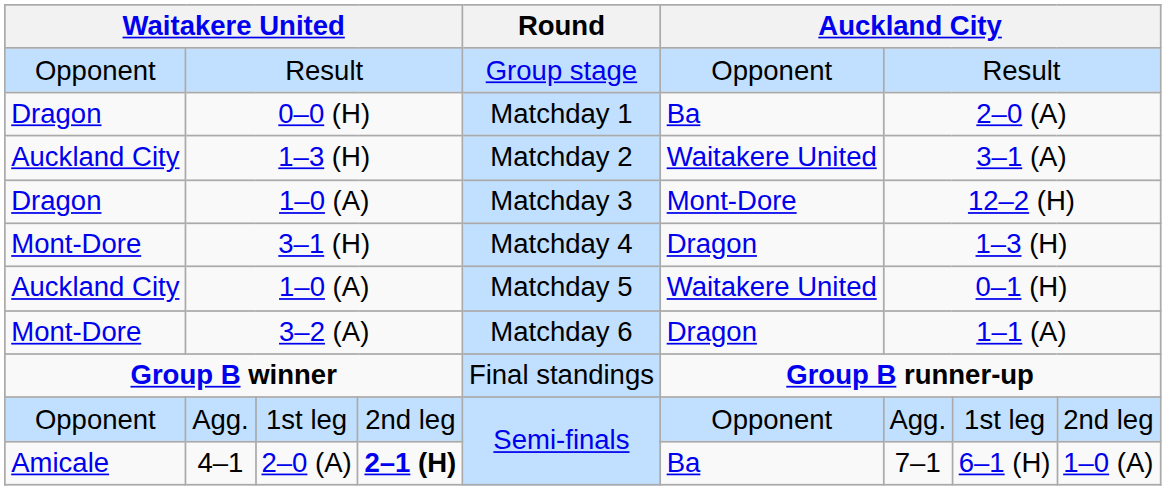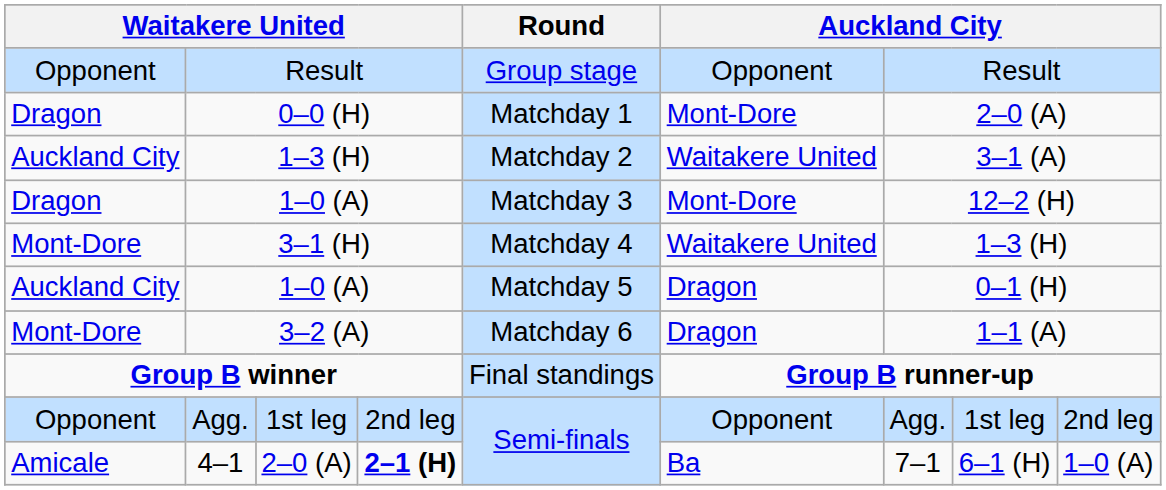(684, 113) Ba -> (732, 113) Mont-Dore
(712, 244) Dragon -> (772, 244) Waitakere United
(772, 288) Waitakere United -> (712, 288) Dragon
